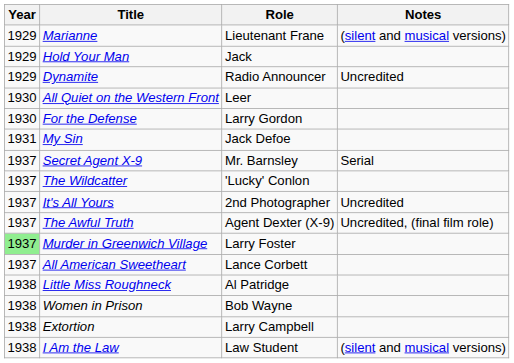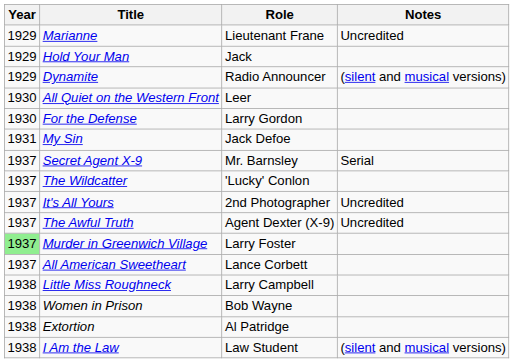(423, 35) (silent and musical versions) -> (372, 35) Uncredited
(372, 77) Uncredited -> (423, 77) (silent and musical versions)
(417, 222) Uncredited, (final film role) -> (372, 222) Uncredited
(257, 285) Al Patridge -> (269, 285) Larry Campbell
(269, 327) Larry Campbell -> (257, 327) Al Patridge
